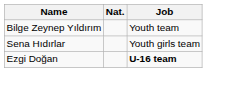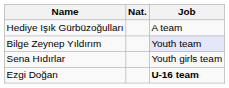+ row: (65, 28)
(154, 28) no background -> (176, 43) lavender background
